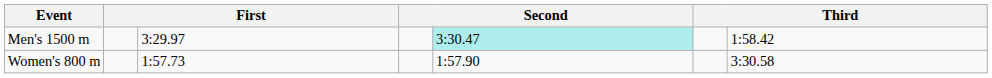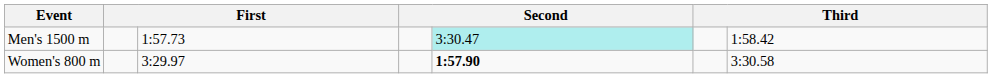(163, 38) 3:29.97 -> (163, 38) 1:57.73
(163, 61) 1:57.73 -> (163, 61) 3:29.97
(458, 61) normal -> (458, 61) bold
